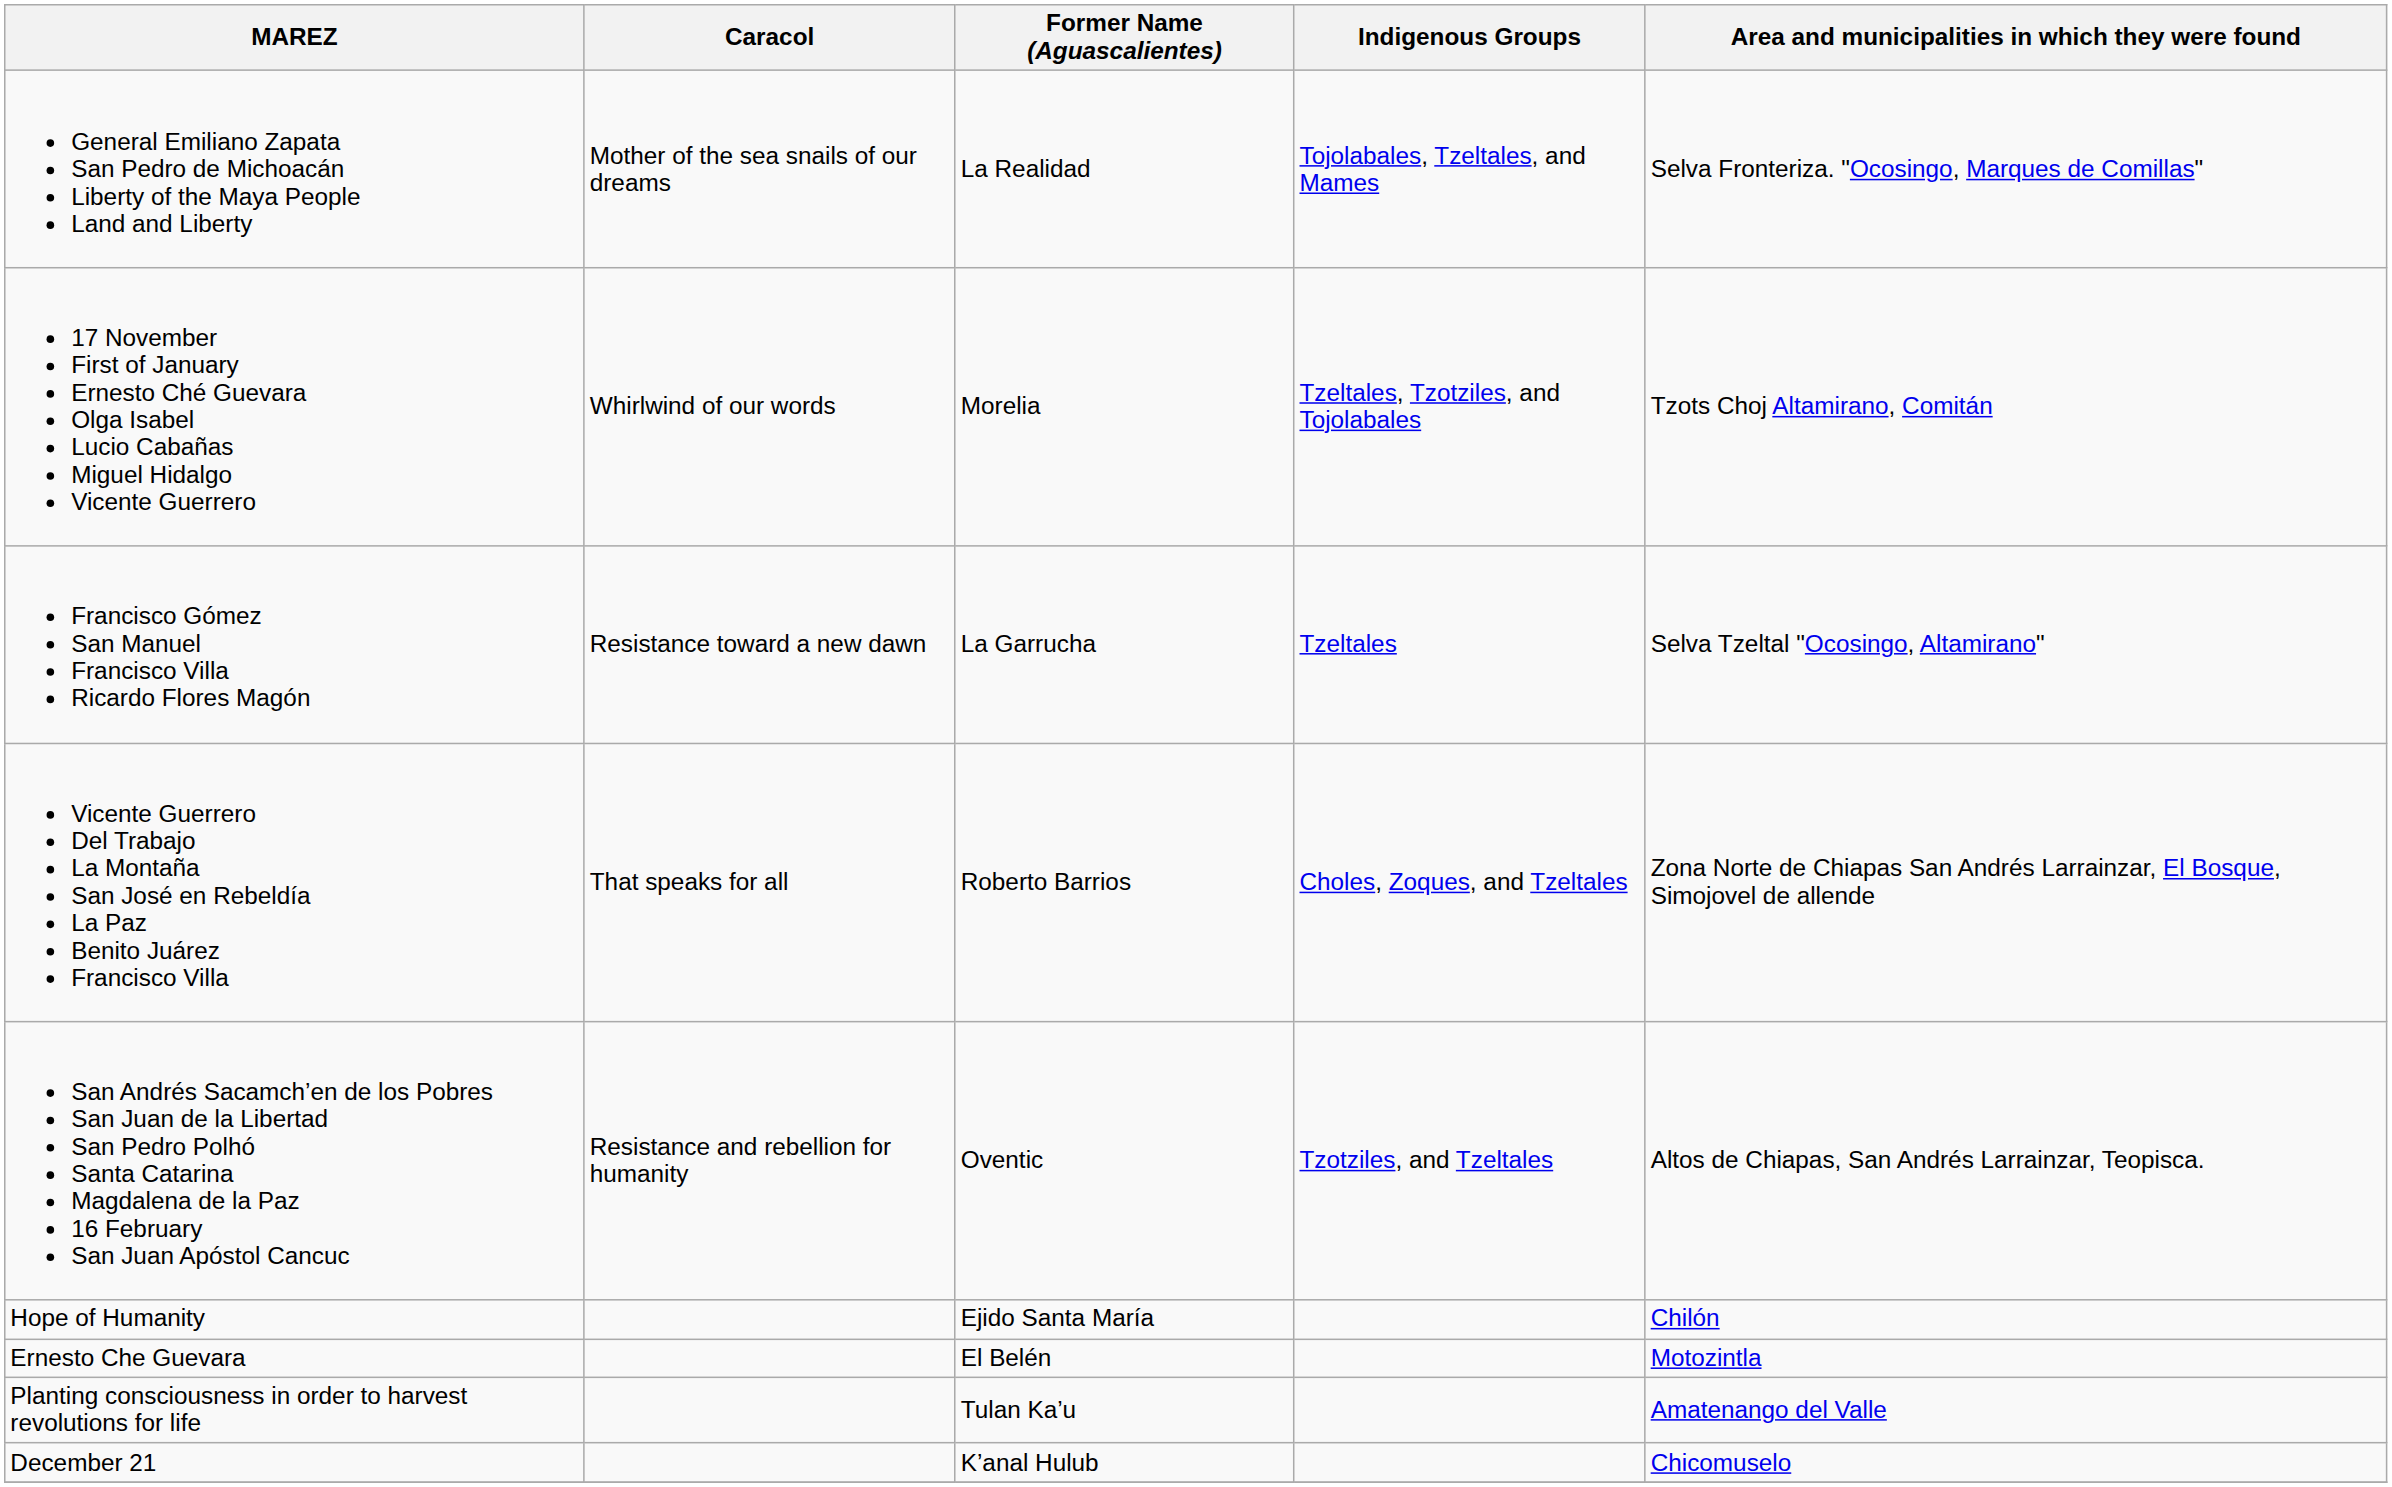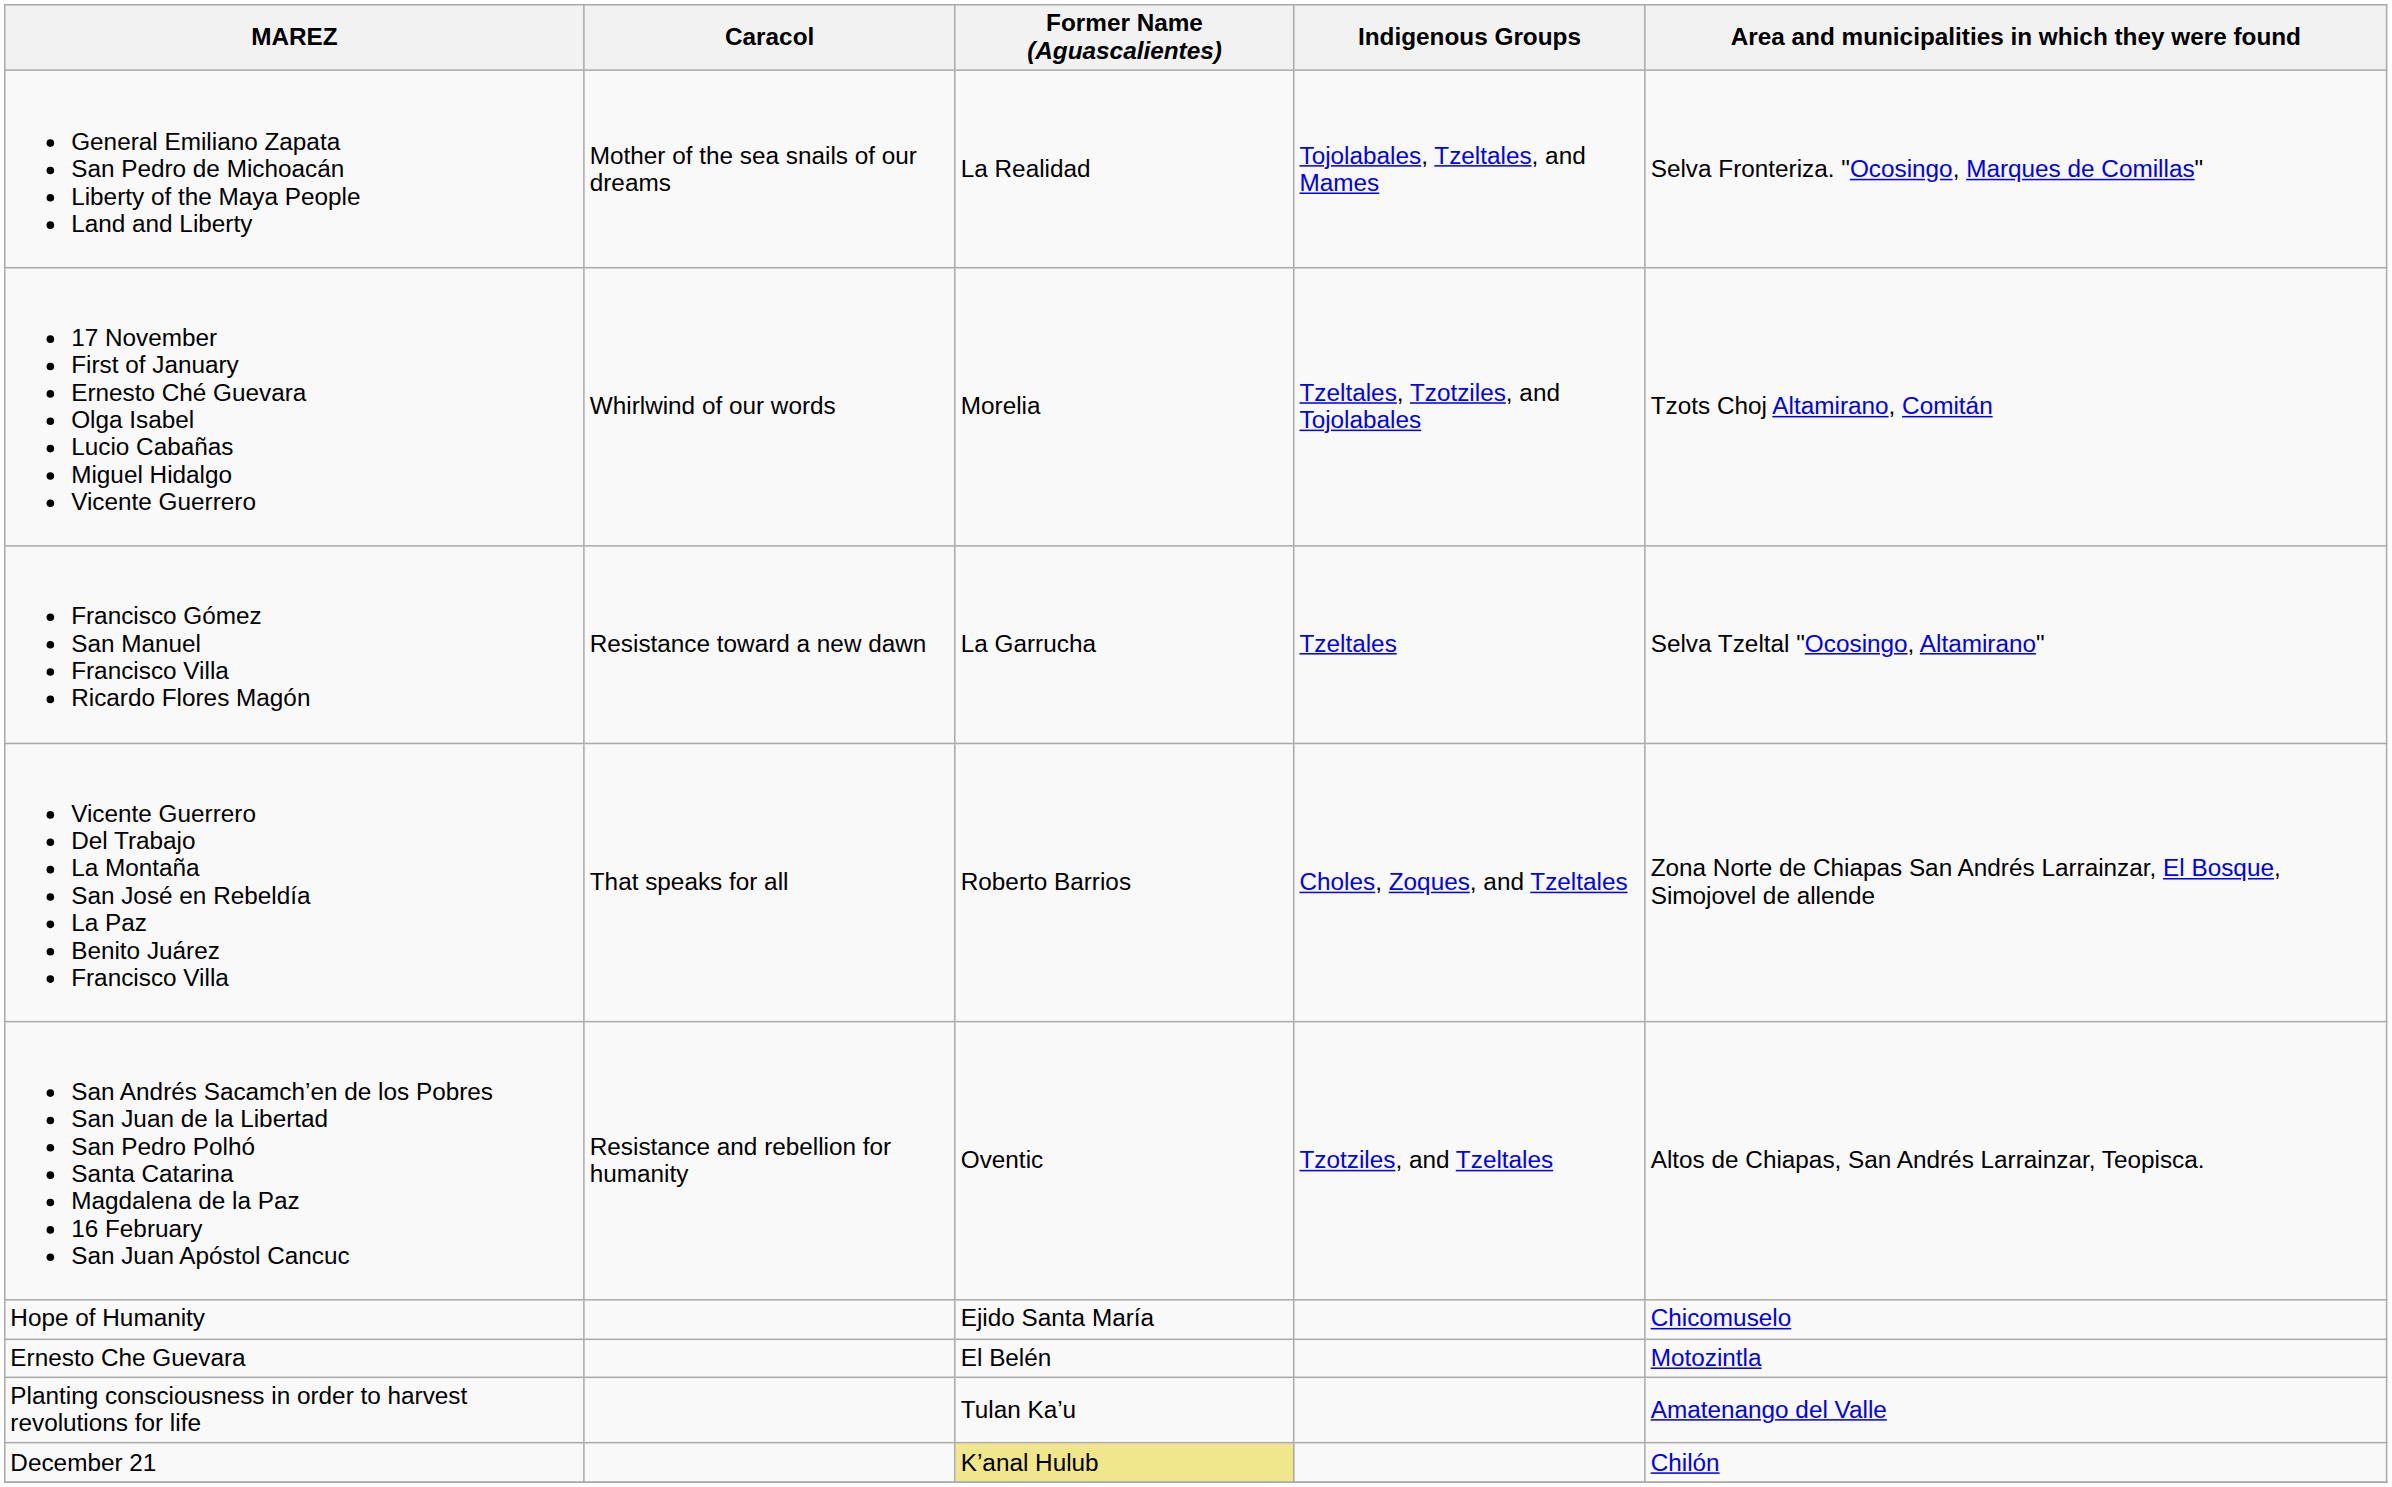(1685, 1319) Chilón -> (1721, 1319) Chicomuselo
(1030, 1462) no background -> (1030, 1462) khaki background
(1721, 1462) Chicomuselo -> (1685, 1462) Chilón
